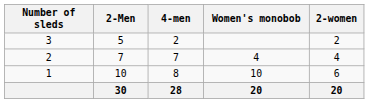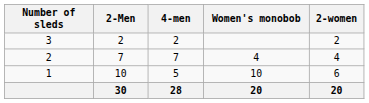(121, 41) 5 -> (121, 41) 2
(176, 74) 8 -> (176, 74) 5
